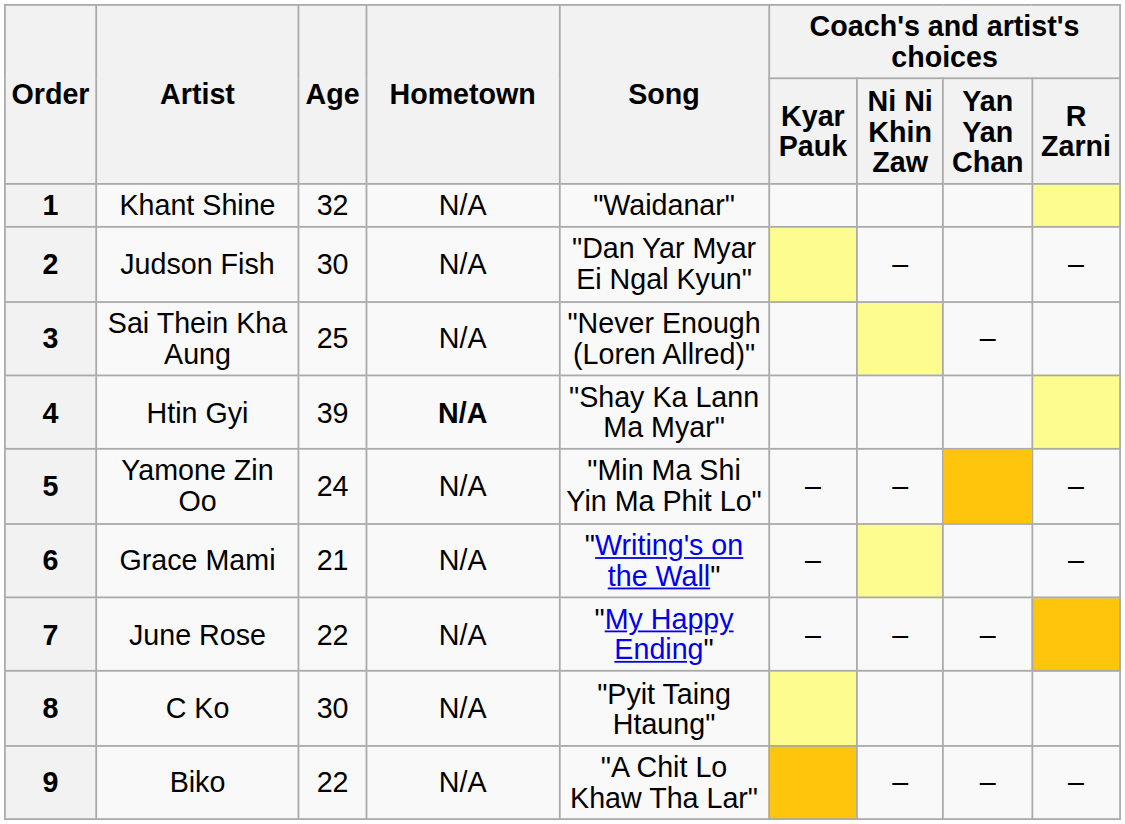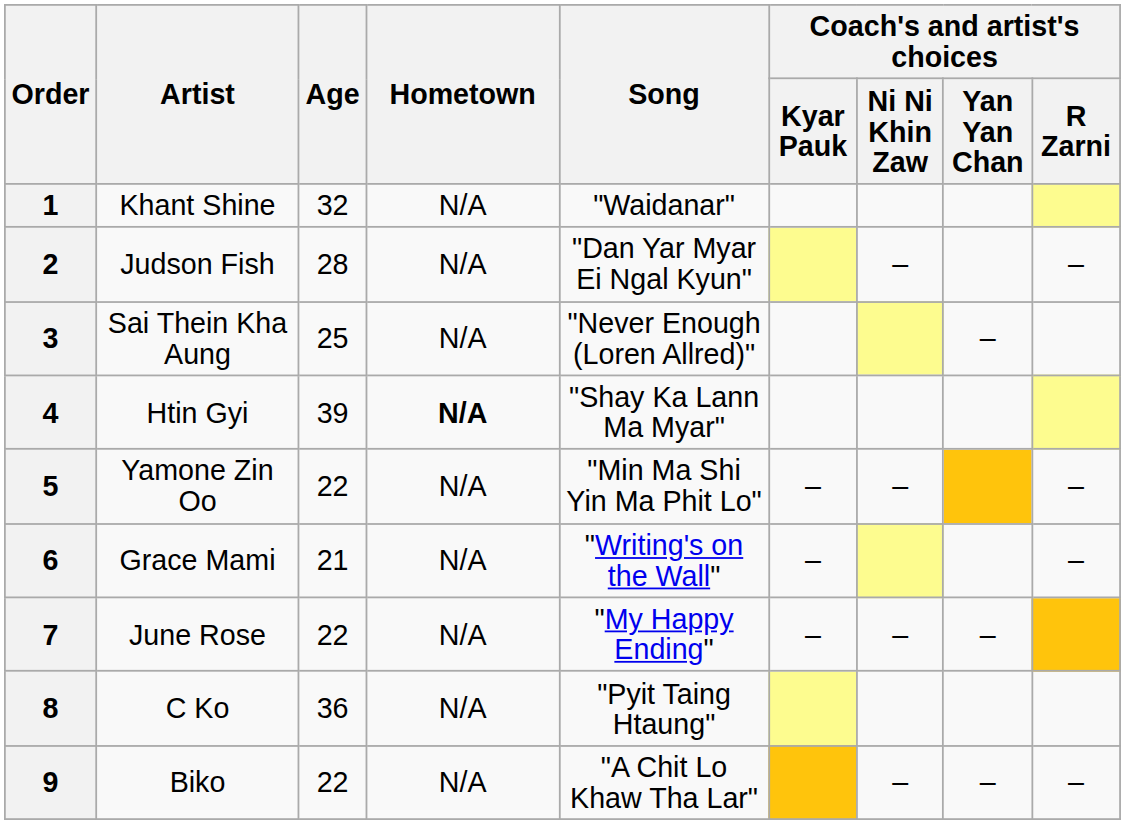(333, 264) 30 -> (333, 264) 28
(333, 486) 24 -> (333, 486) 22
(333, 708) 30 -> (333, 708) 36
